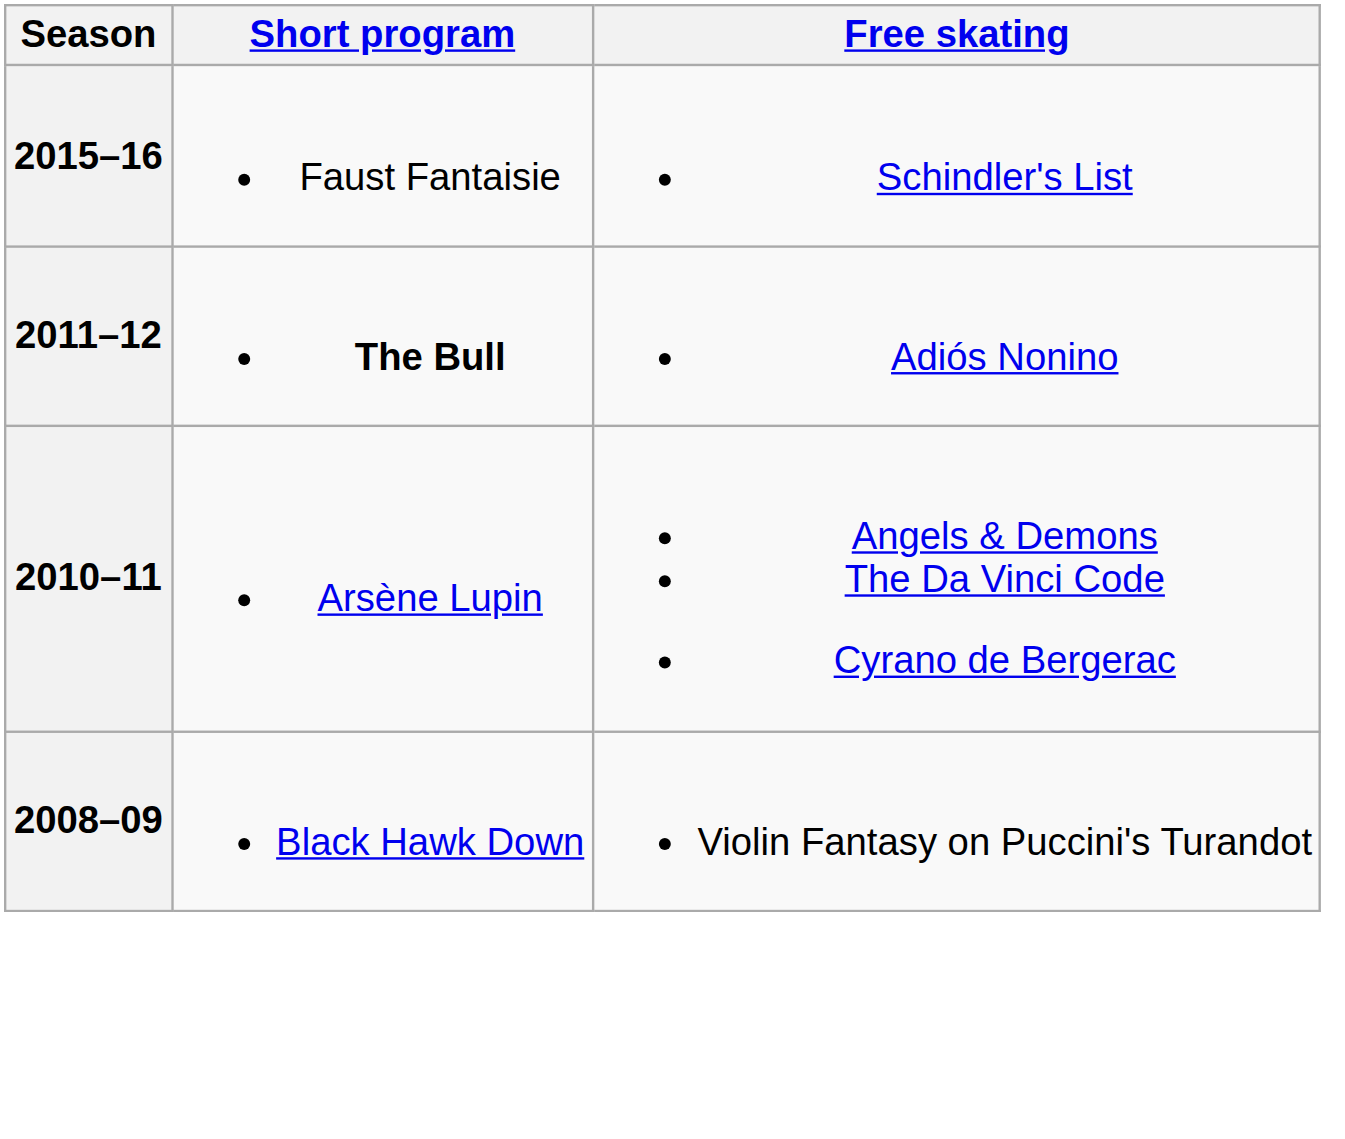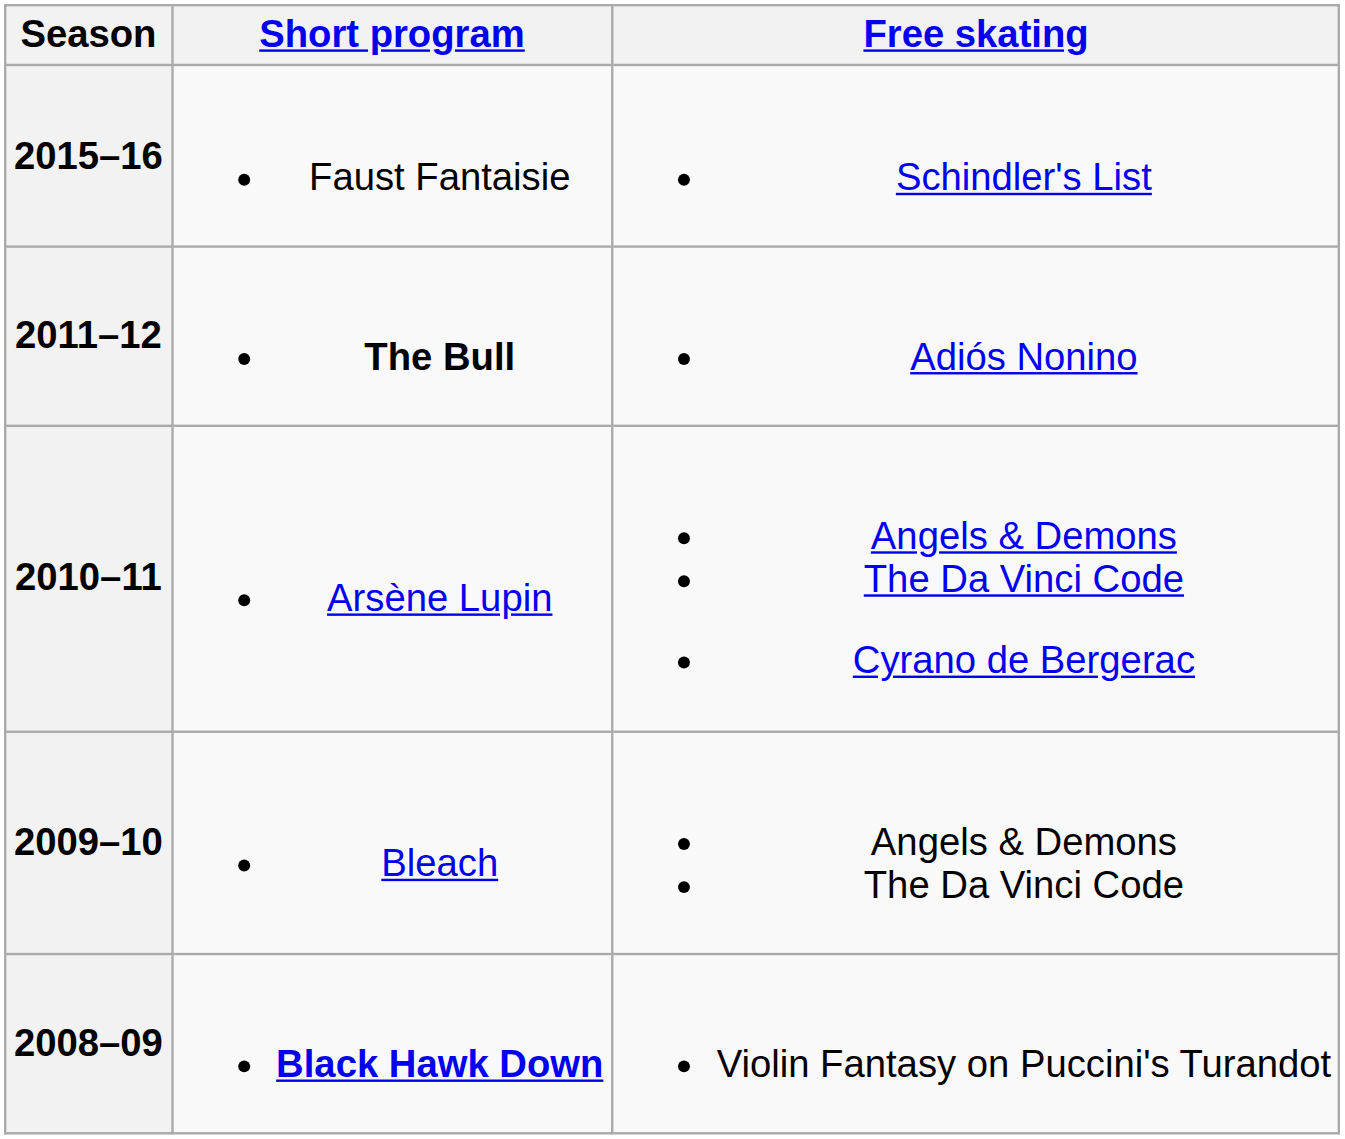+ row: (88, 841)
(382, 842) normal -> (392, 1065) bold
